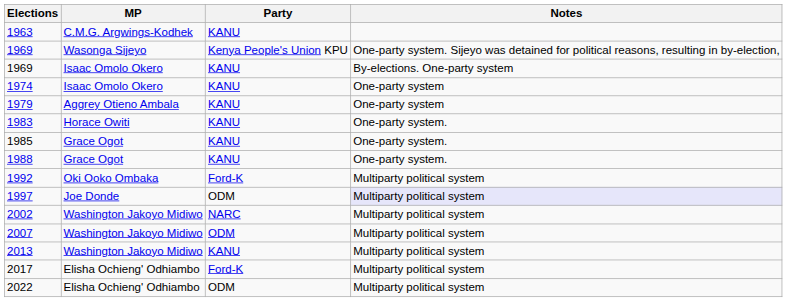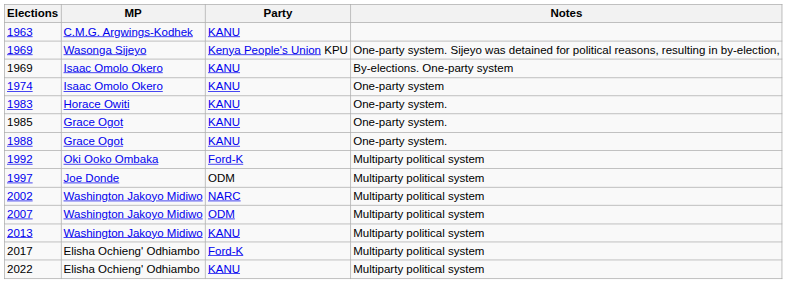- row: (20, 104)
(419, 196) lavender background -> (419, 178) no background
(221, 287) ODM -> (224, 269) KANU
